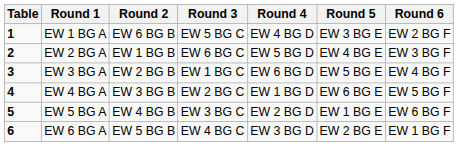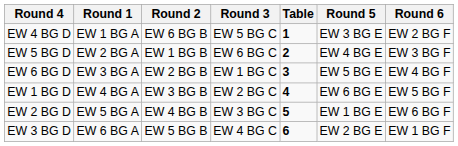columns swapped: (23, 14) <-> (282, 14)
